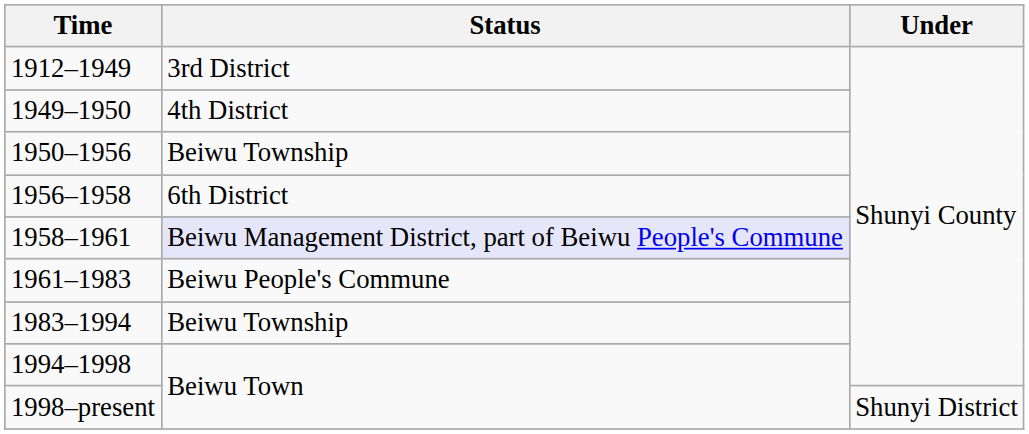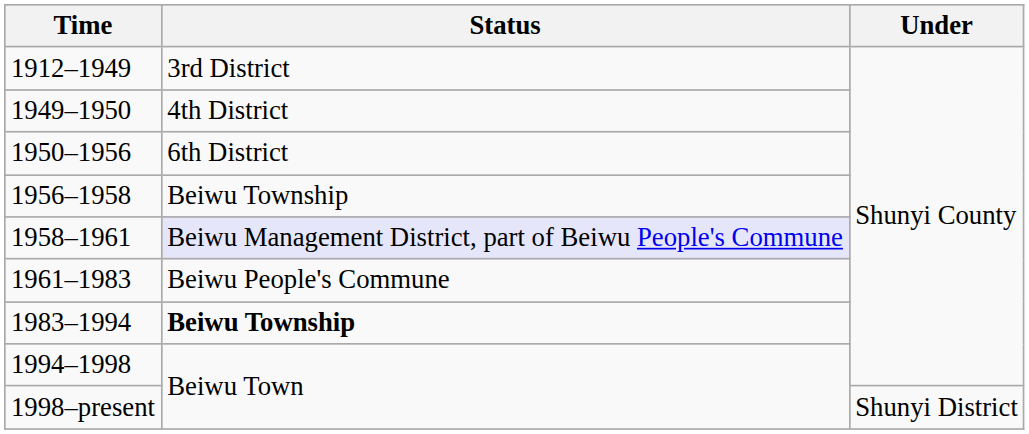(258, 152) Beiwu Township -> (228, 152) 6th District
(228, 195) 6th District -> (258, 195) Beiwu Township
(258, 322) normal -> (261, 322) bold
